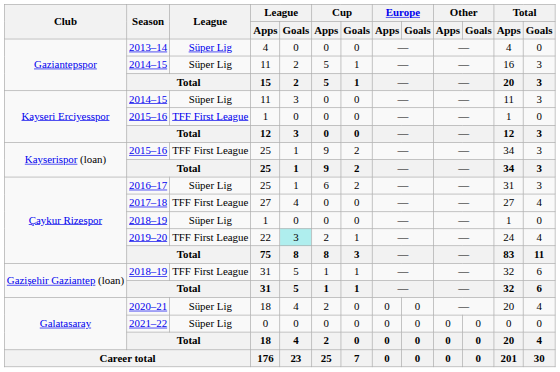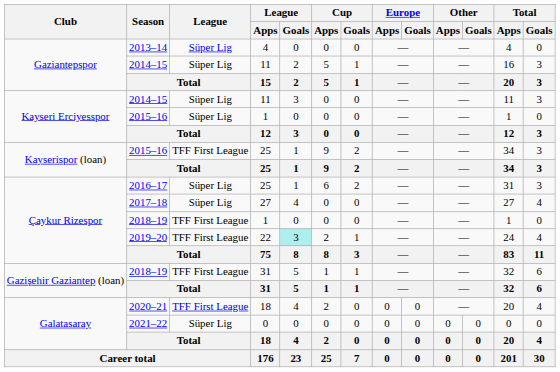(210, 116) TFF First League -> (210, 116) Süper Lig
(210, 202) TFF First League -> (210, 202) Süper Lig
(210, 220) Süper Lig -> (210, 220) TFF First League
(210, 306) Süper Lig -> (210, 306) TFF First League
